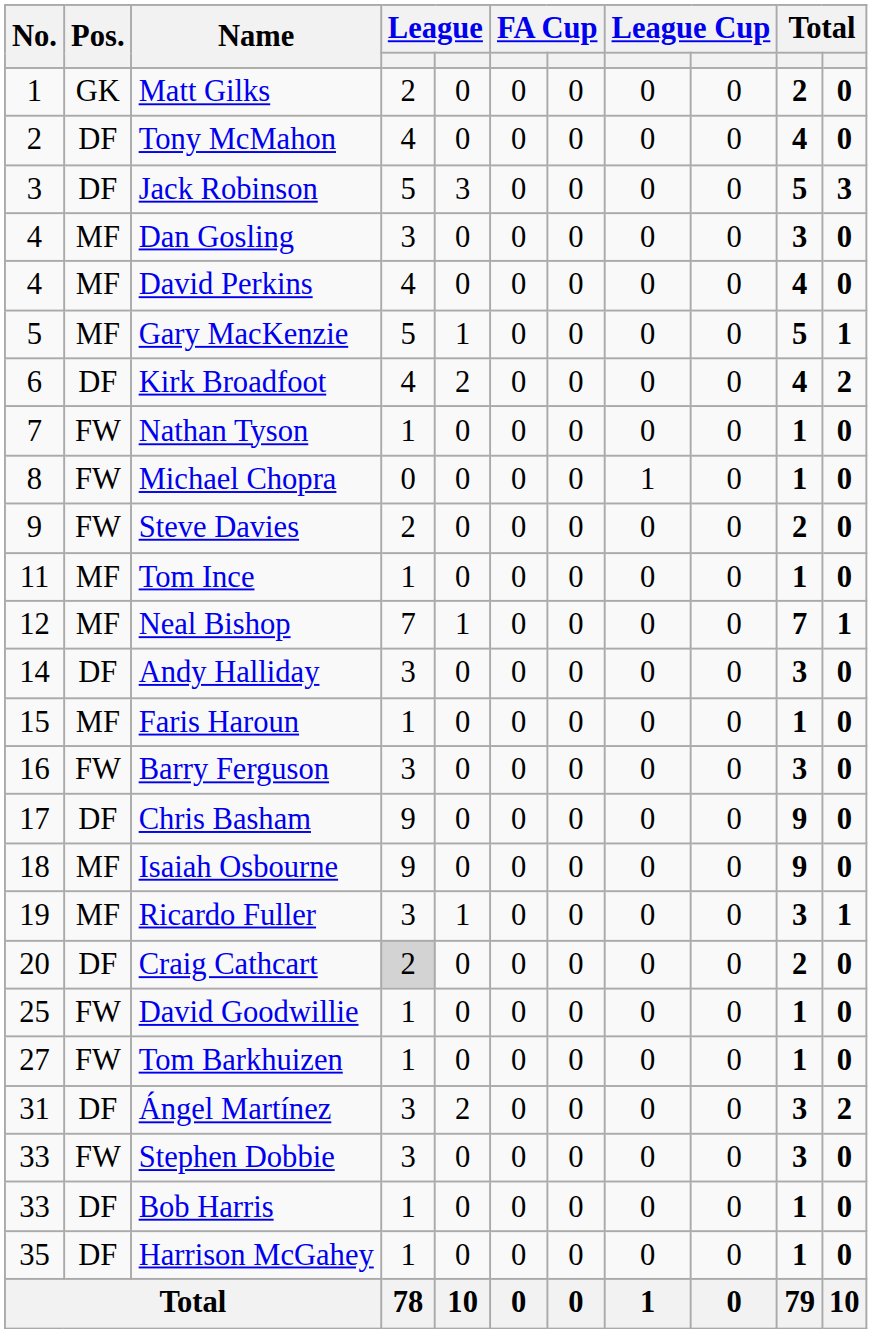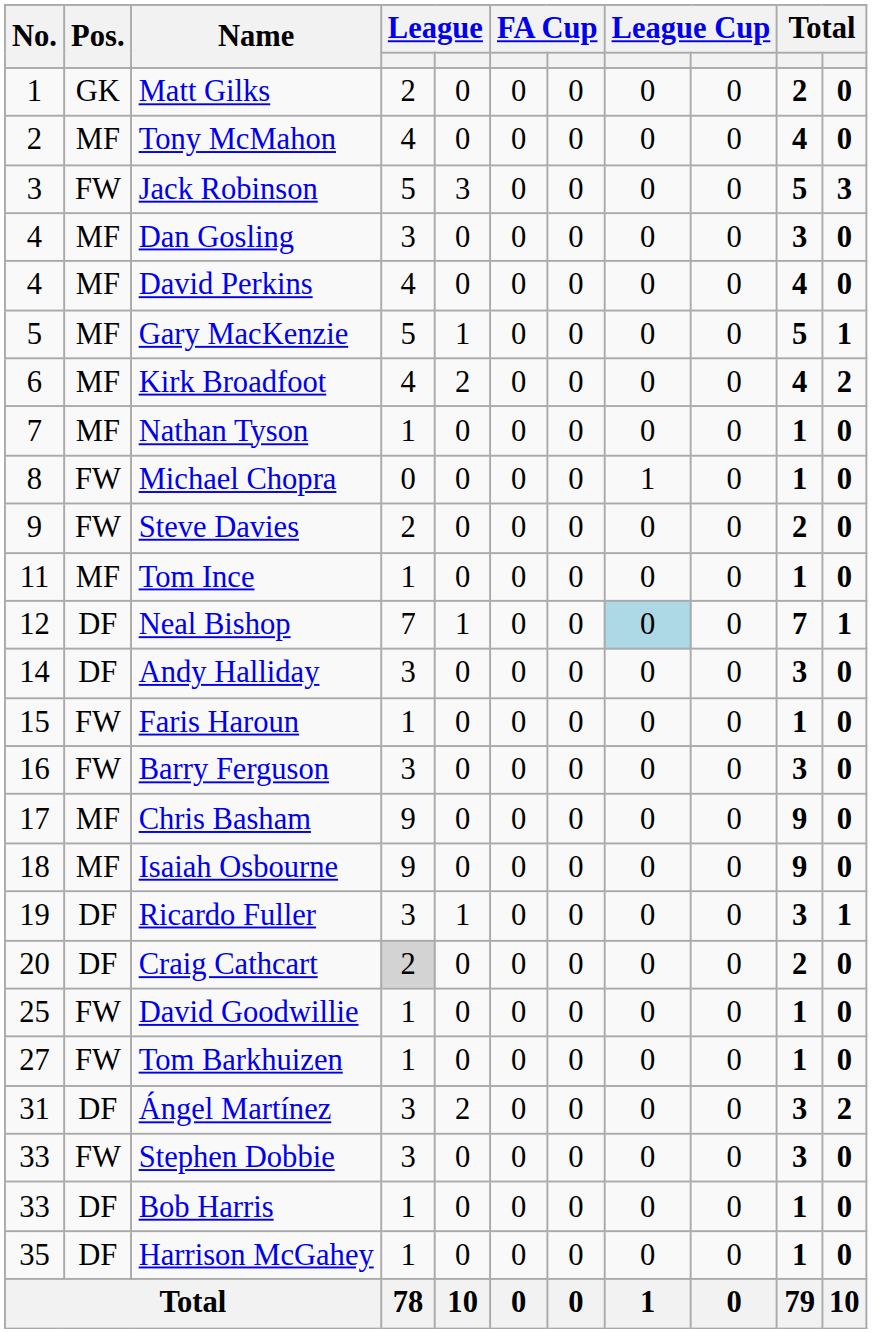(98, 139) DF -> (98, 139) MF
(98, 188) DF -> (98, 188) FW
(98, 382) DF -> (98, 382) MF
(98, 430) FW -> (98, 430) MF
(98, 624) MF -> (98, 624) DF
(648, 624) no background -> (648, 624) lightblue background
(98, 721) MF -> (98, 721) FW
(98, 818) DF -> (98, 818) MF
(98, 915) MF -> (98, 915) DF
